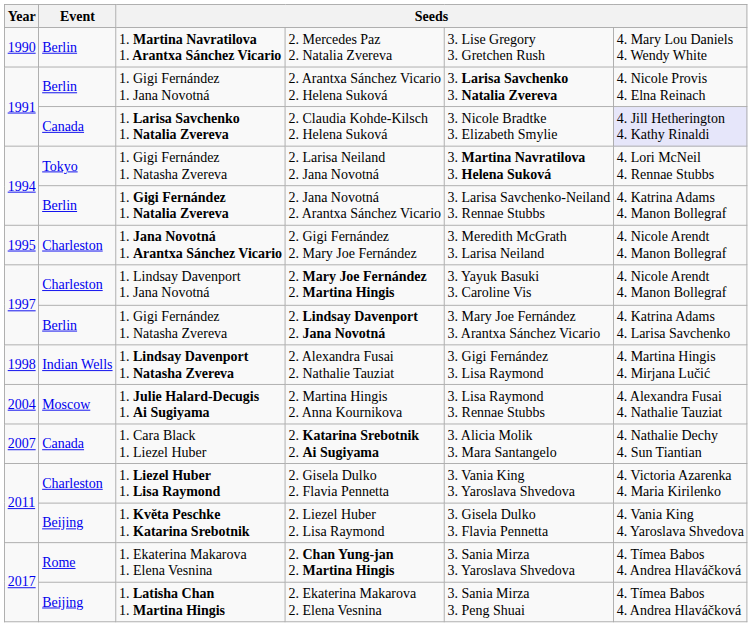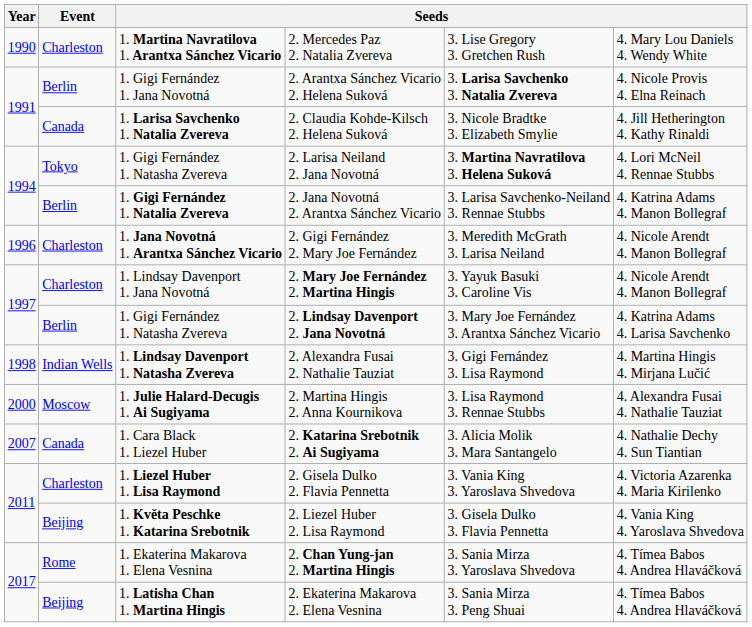(60, 47) Berlin -> (72, 47) Charleston
(671, 126) lavender background -> (671, 126) no background
(22, 245) 1995 -> (22, 245) 1996
(22, 404) 2004 -> (22, 404) 2000
